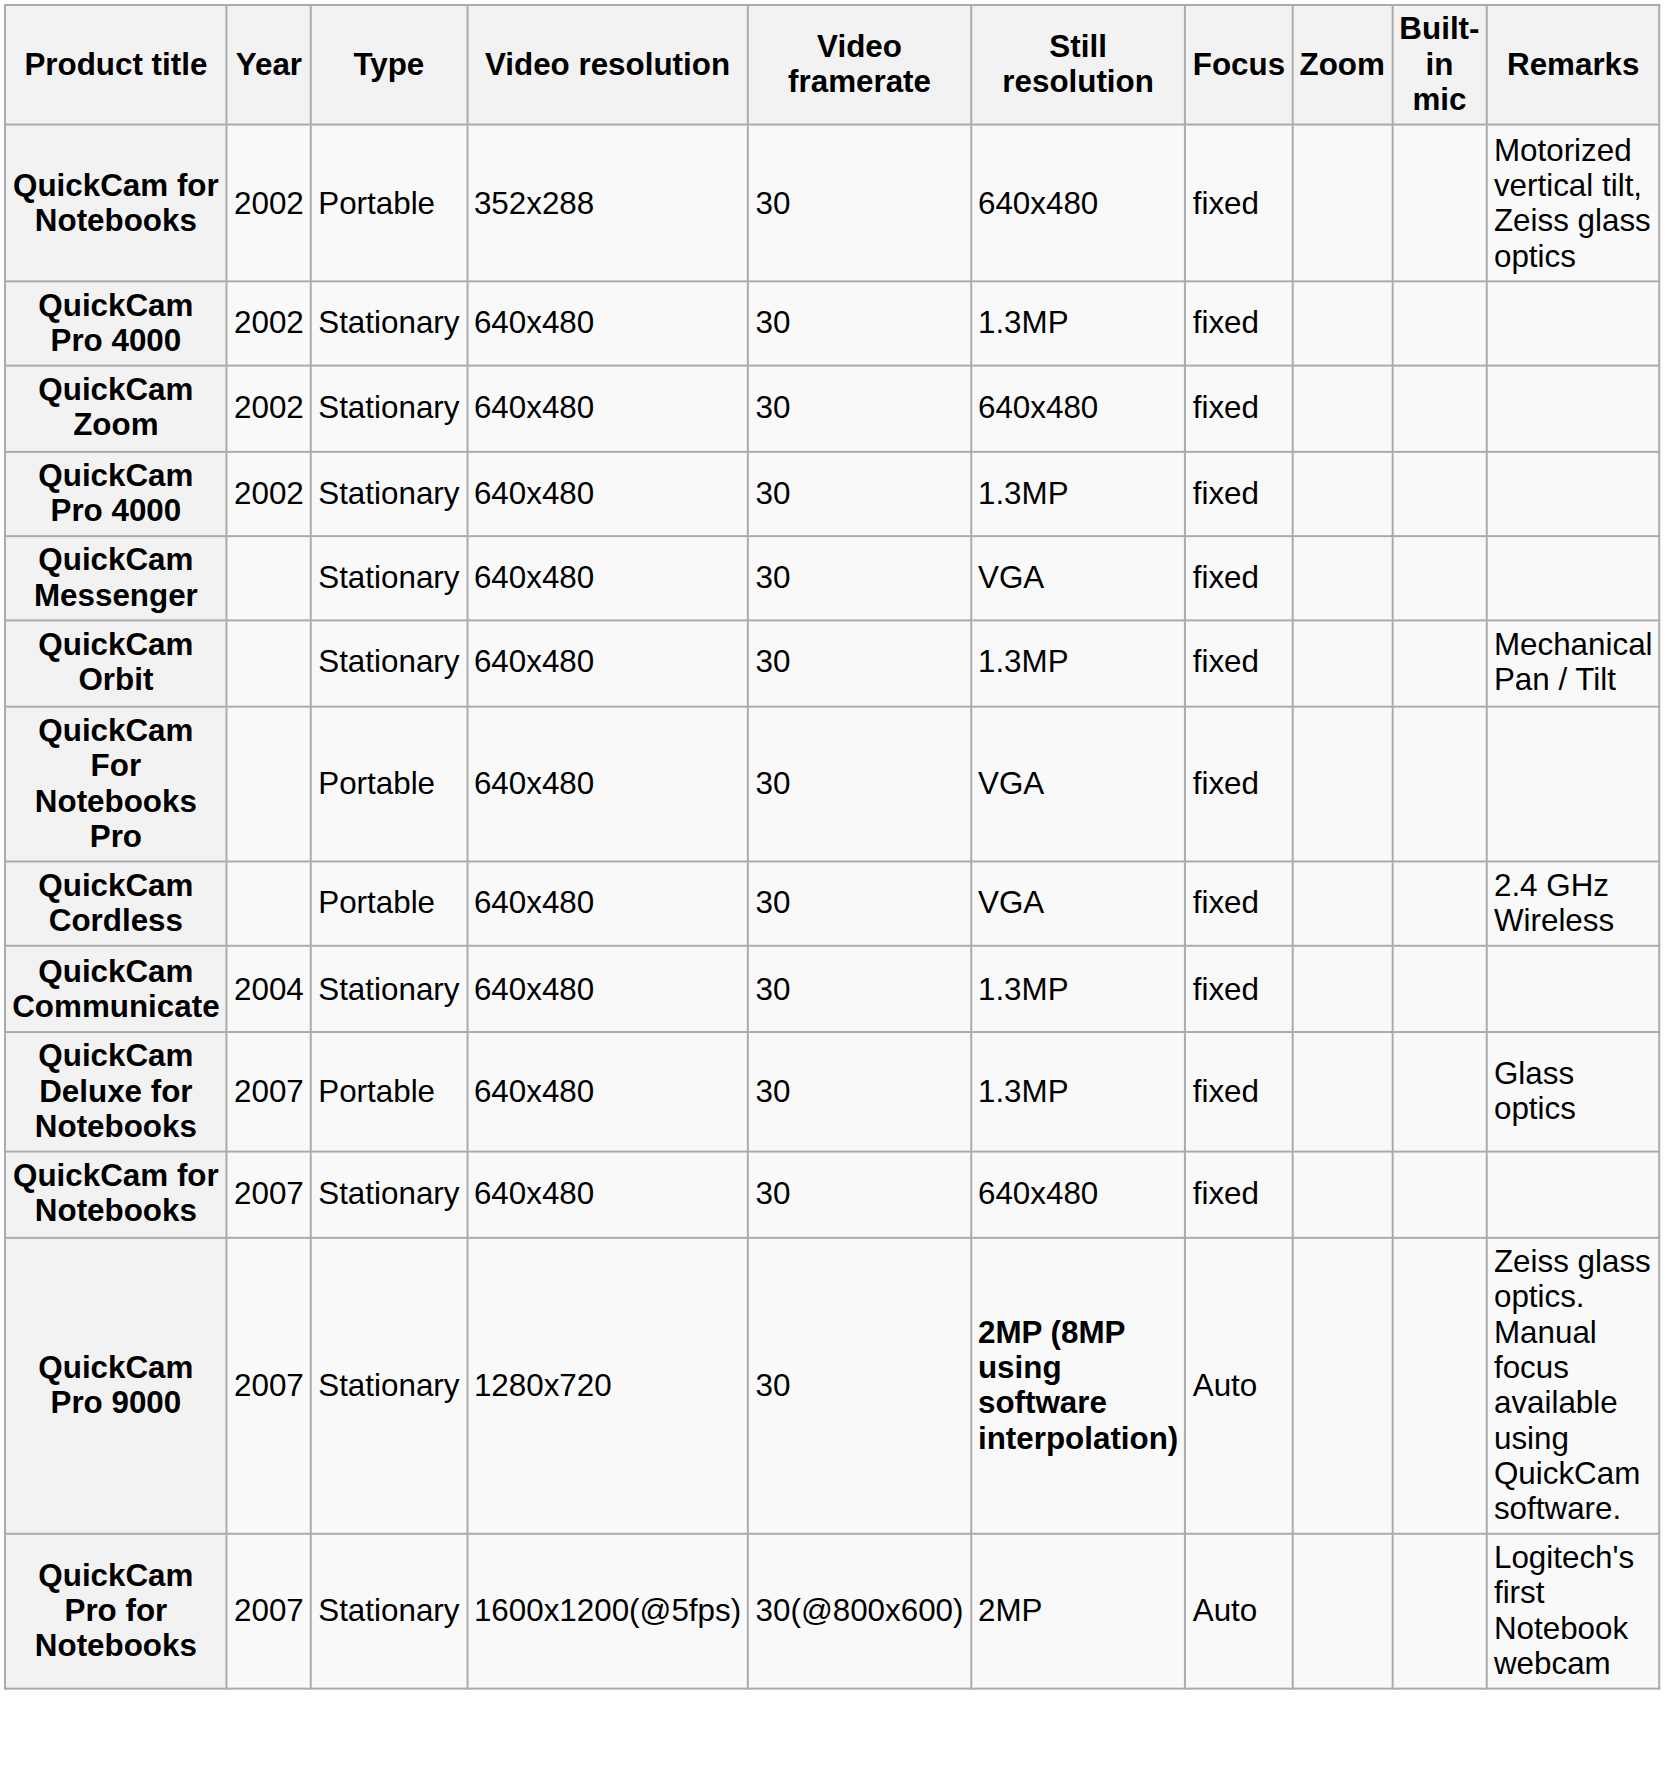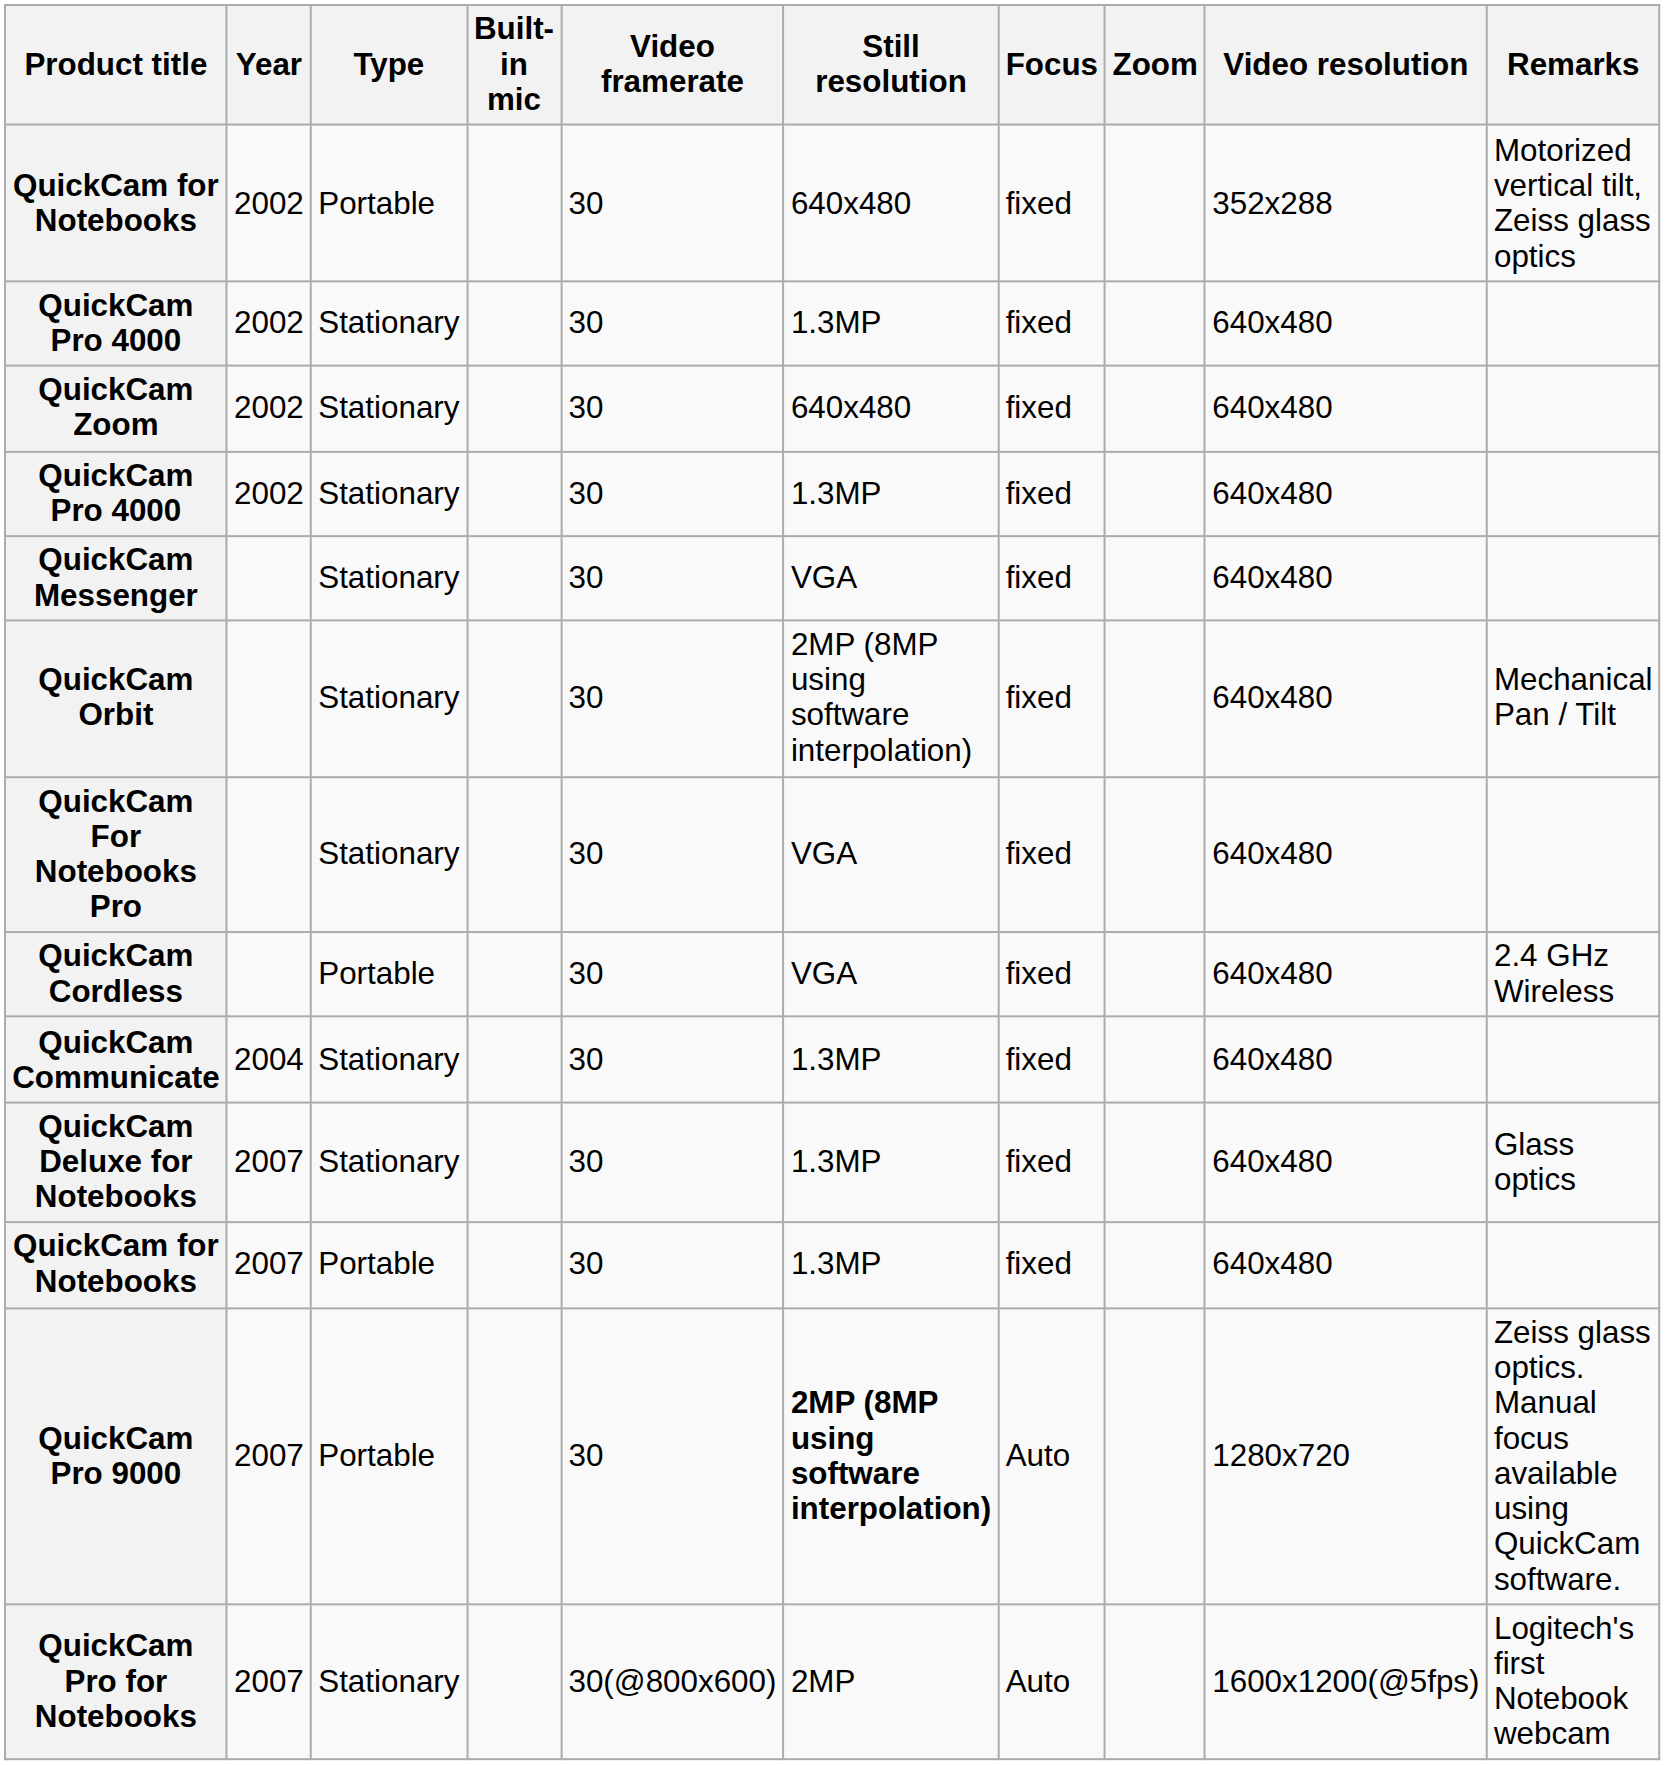columns swapped: (607, 64) <-> (1439, 64)
(1023, 662) 1.3MP -> (882, 698) 2MP (8MP using software interpolation)
(377, 783) Portable -> (389, 853) Stationary
(377, 1091) Portable -> (389, 1161) Stationary
(389, 1193) Stationary -> (377, 1264) Portable
(1038, 1193) 640x480 -> (836, 1264) 1.3MP
(389, 1384) Stationary -> (377, 1455) Portable
